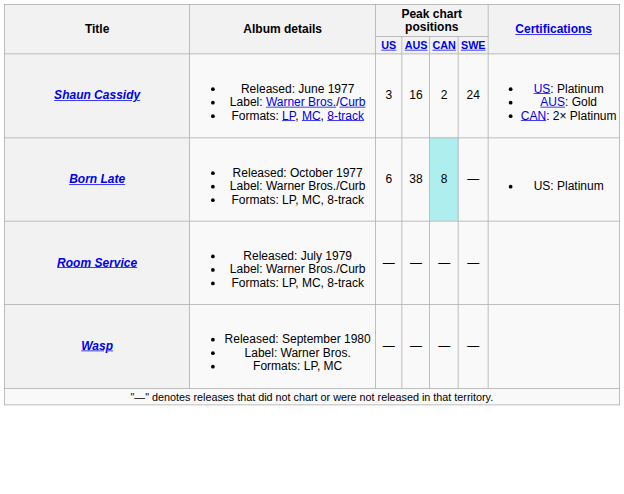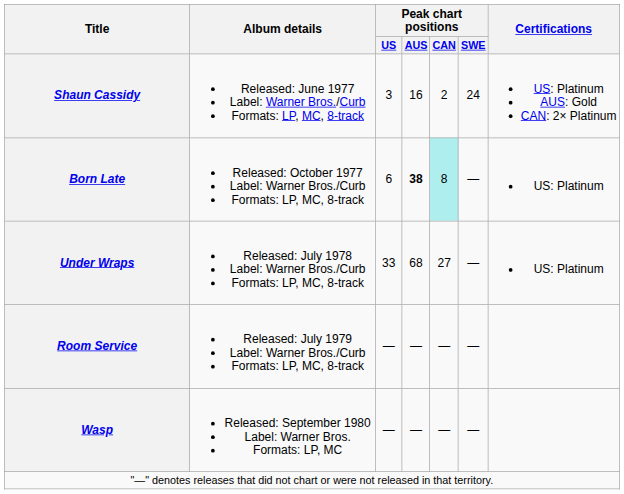(416, 179) normal -> (416, 179) bold
+ row: (97, 262)
